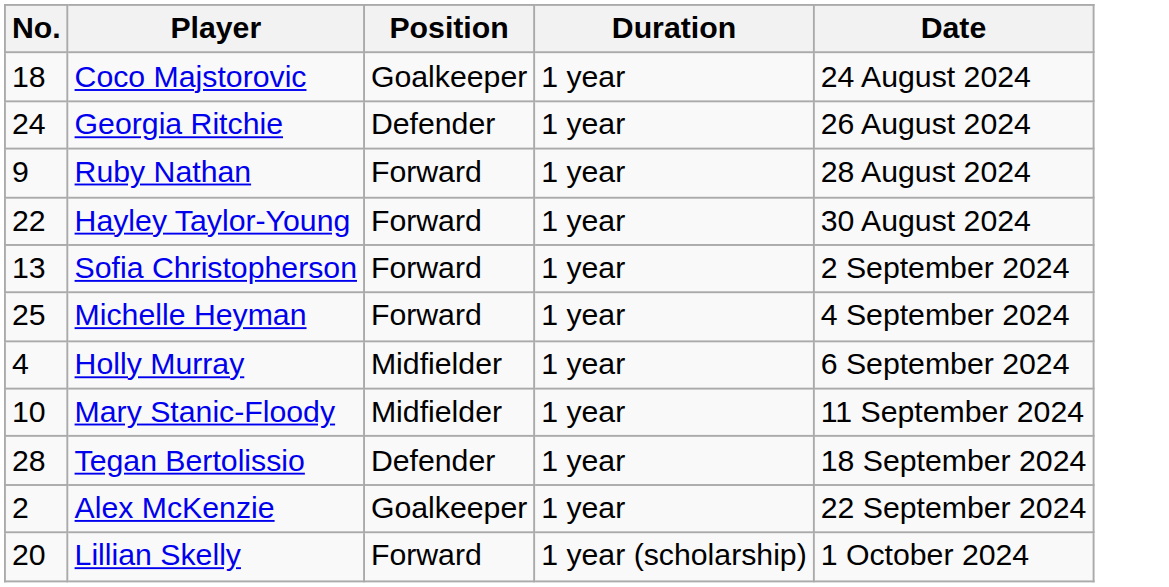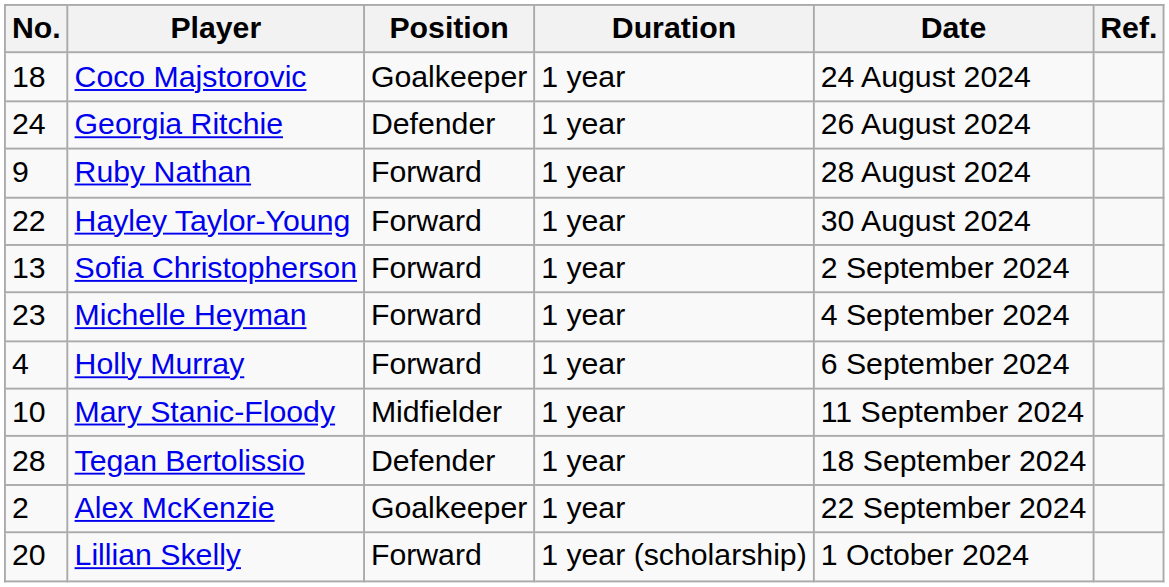+ column: (1129, 28)
(29, 316) 25 -> (29, 316) 23
(436, 364) Midfielder -> (426, 364) Forward
